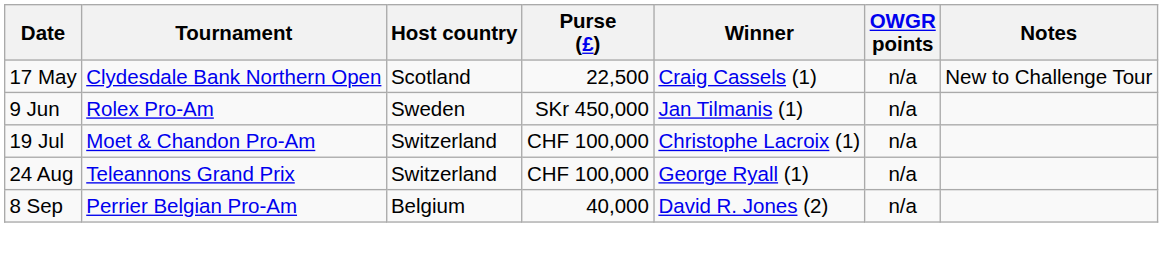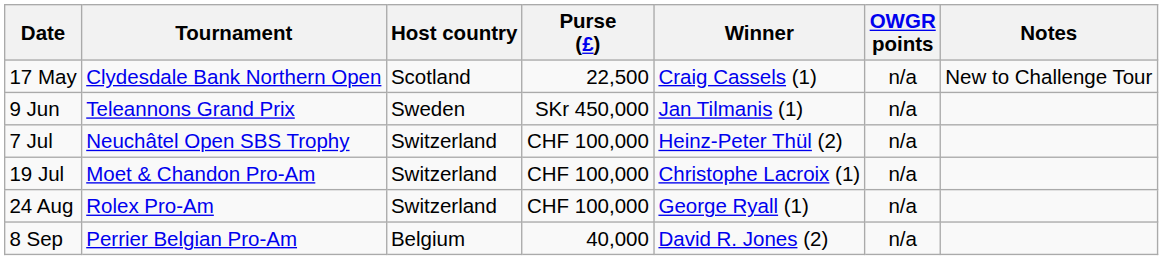(150, 109) Rolex Pro-Am -> (191, 109) Teleannons Grand Prix
+ row: (31, 142)
(191, 174) Teleannons Grand Prix -> (150, 206) Rolex Pro-Am
